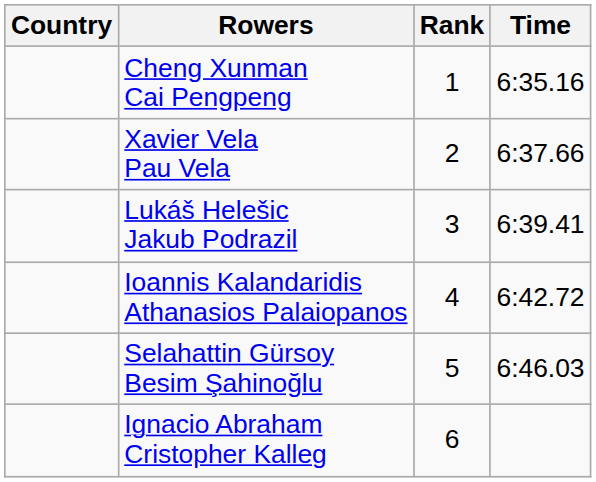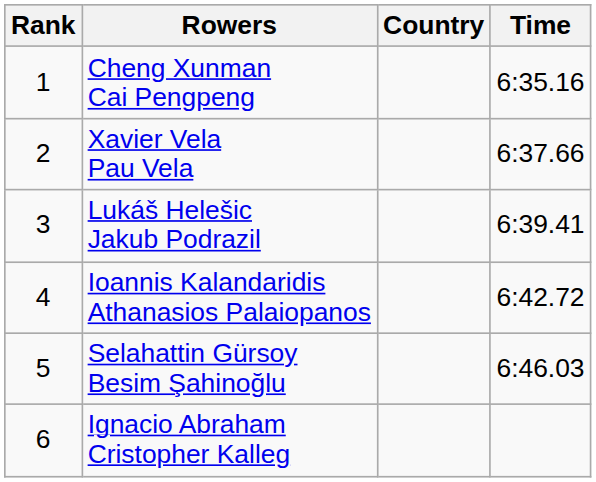columns swapped: (452, 25) <-> (62, 25)
